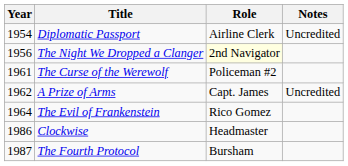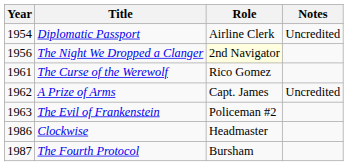(243, 72) Policeman #2 -> (240, 72) Rico Gomez
(20, 111) 1964 -> (20, 111) 1963
(240, 111) Rico Gomez -> (243, 111) Policeman #2
